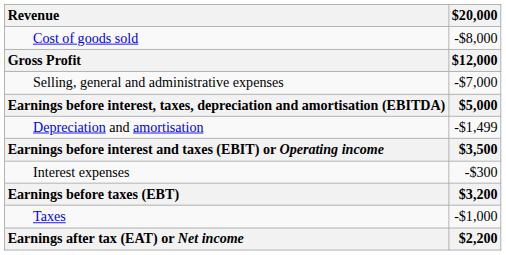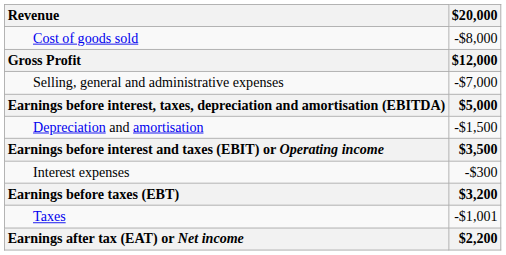(476, 127) -$1,499 -> (476, 127) -$1,500
(476, 216) -$1,000 -> (476, 216) -$1,001
